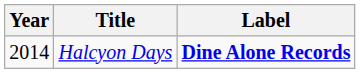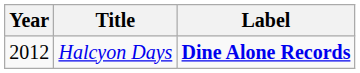(29, 52) 2014 -> (29, 52) 2012
